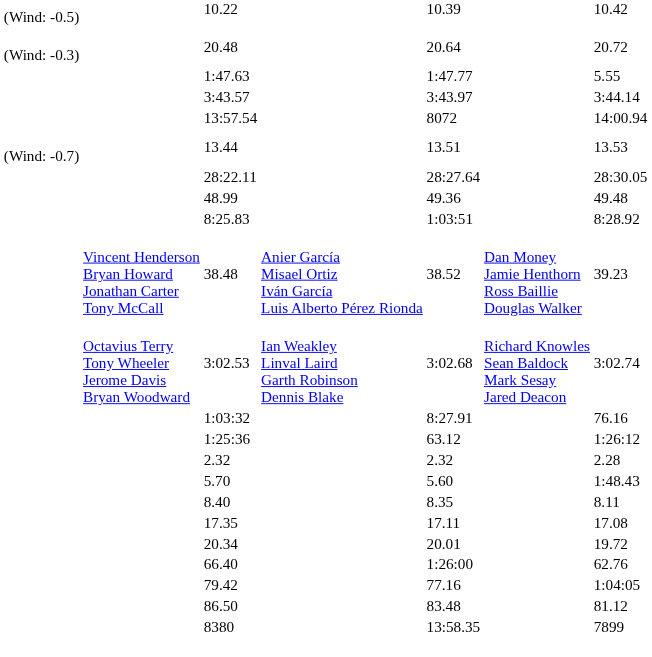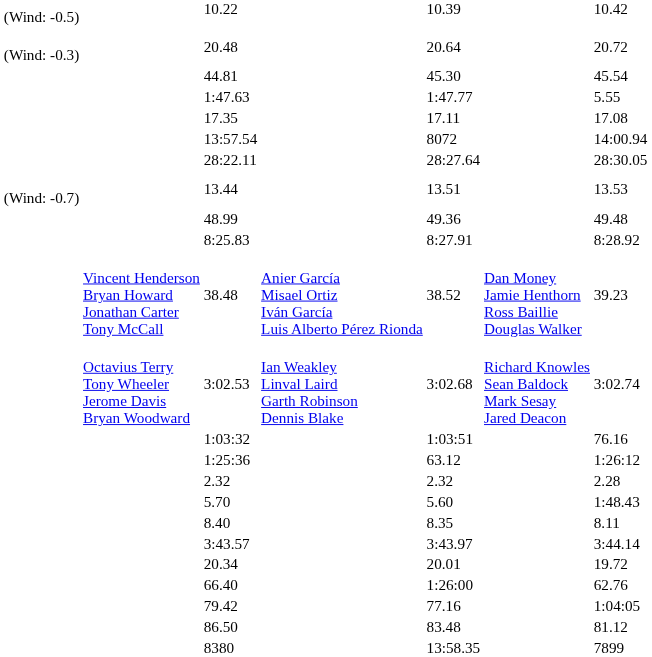+ row: (221, 76)
rows swapped: (227, 97) <-> (221, 522)
rows swapped: (230, 177) <-> (221, 147)
(450, 218) 1:03:51 -> (450, 239) 8:27.91
(450, 418) 8:27.91 -> (450, 439) 1:03:51
